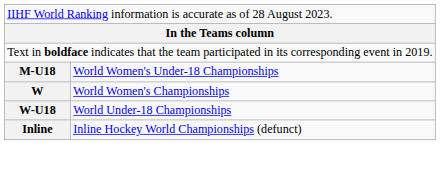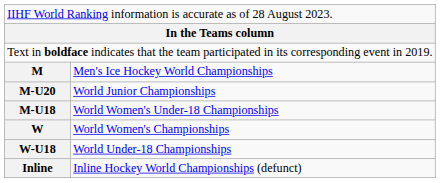+ row: (37, 71)
+ row: (37, 91)
